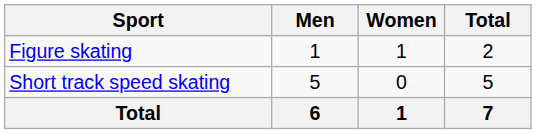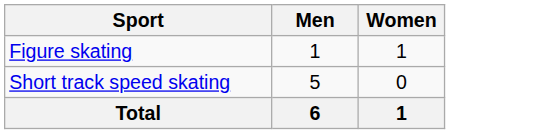- column: (488, 20)
